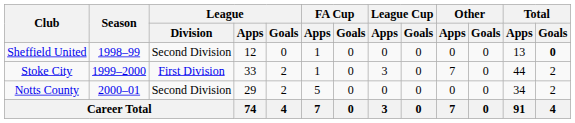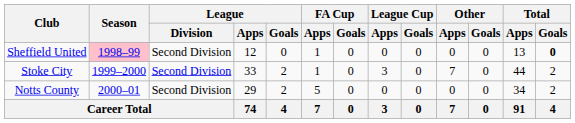(119, 52) no background -> (119, 52) pink background
(191, 71) First Division -> (191, 71) Second Division
